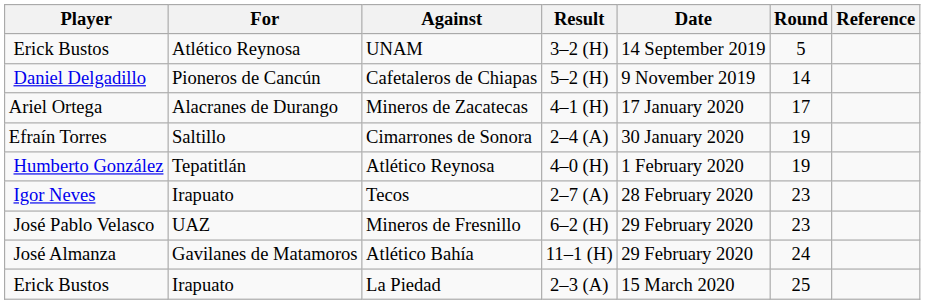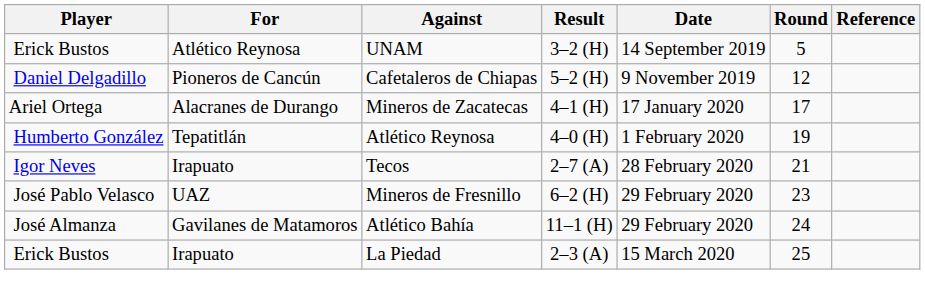(801, 78) 14 -> (801, 78) 12
- row: (449, 136)
(801, 195) 23 -> (801, 166) 21
